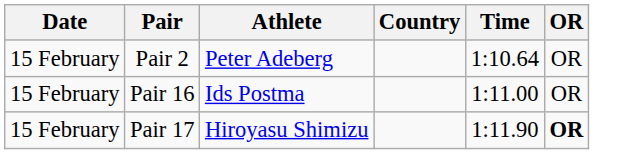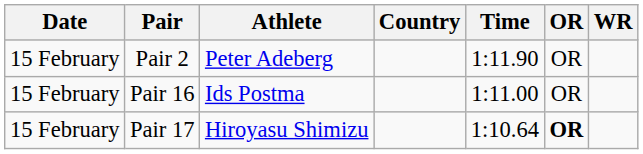+ column: (613, 22)
(505, 58) 1:10.64 -> (505, 58) 1:11.90
(505, 129) 1:11.90 -> (505, 129) 1:10.64
